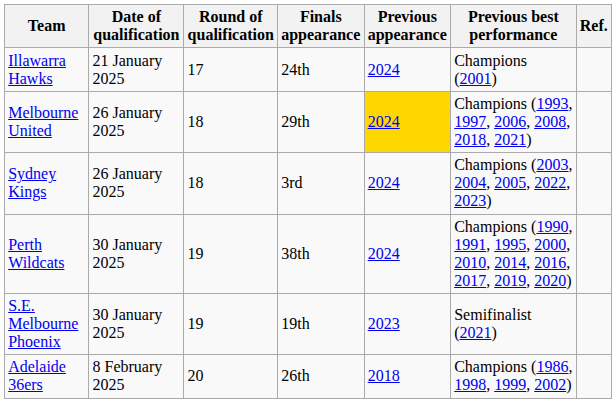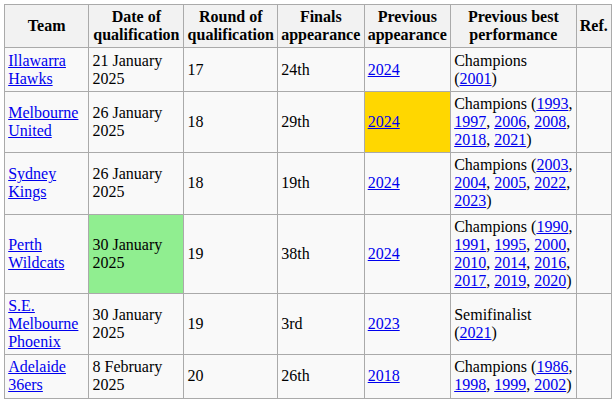(292, 183) 3rd -> (295, 183) 19th
(127, 253) no background -> (127, 253) lightgreen background
(295, 324) 19th -> (292, 324) 3rd
